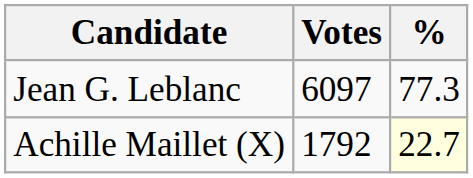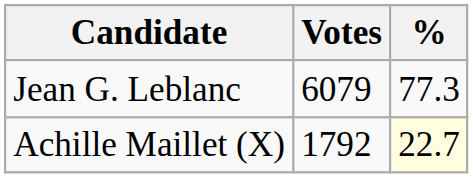(336, 88) 6097 -> (336, 88) 6079
